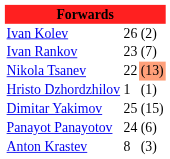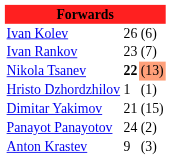(149, 33) (2) -> (149, 33) (6)
(130, 71) normal -> (130, 71) bold
(130, 109) 25 -> (130, 109) 21
(149, 127) (6) -> (149, 127) (2)
(127, 146) 8 -> (127, 146) 9
